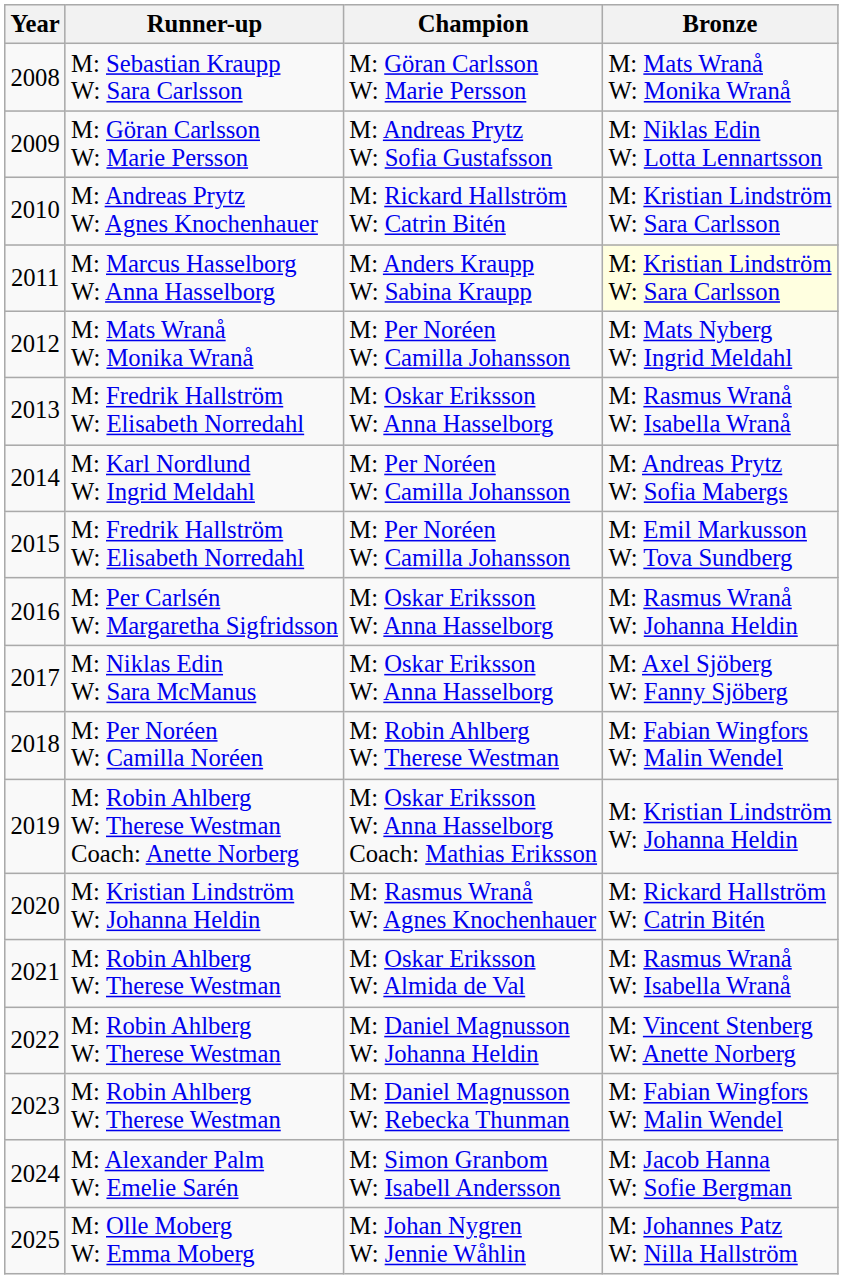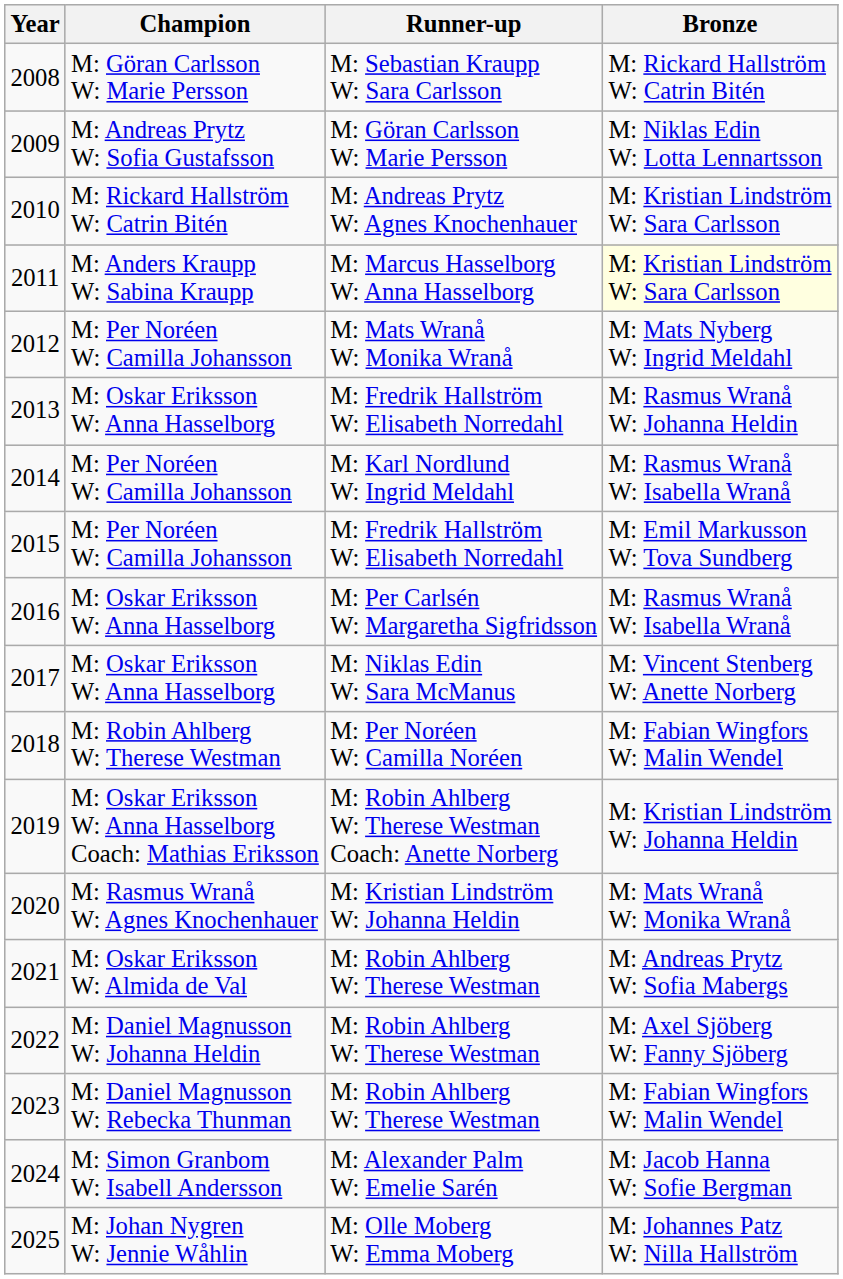columns swapped: (473, 24) <-> (205, 24)
(700, 76) M: Mats Wranå W: Monika Wranå -> (717, 76) M: Rickard Hallström W: Catrin Bitén
(700, 410) M: Rasmus Wranå W: Isabella Wranå -> (703, 410) M: Rasmus Wranå W: Johanna Heldin
(698, 477) M: Andreas Prytz W: Sofia Mabergs -> (700, 477) M: Rasmus Wranå W: Isabella Wranå
(703, 611) M: Rasmus Wranå W: Johanna Heldin -> (700, 611) M: Rasmus Wranå W: Isabella Wranå
(698, 678) M: Axel Sjöberg W: Fanny Sjöberg -> (711, 678) M: Vincent Stenberg W: Anette Norberg
(717, 906) M: Rickard Hallström W: Catrin Bitén -> (700, 906) M: Mats Wranå W: Monika Wranå
(700, 973) M: Rasmus Wranå W: Isabella Wranå -> (698, 973) M: Andreas Prytz W: Sofia Mabergs
(711, 1039) M: Vincent Stenberg W: Anette Norberg -> (698, 1039) M: Axel Sjöberg W: Fanny Sjöberg
